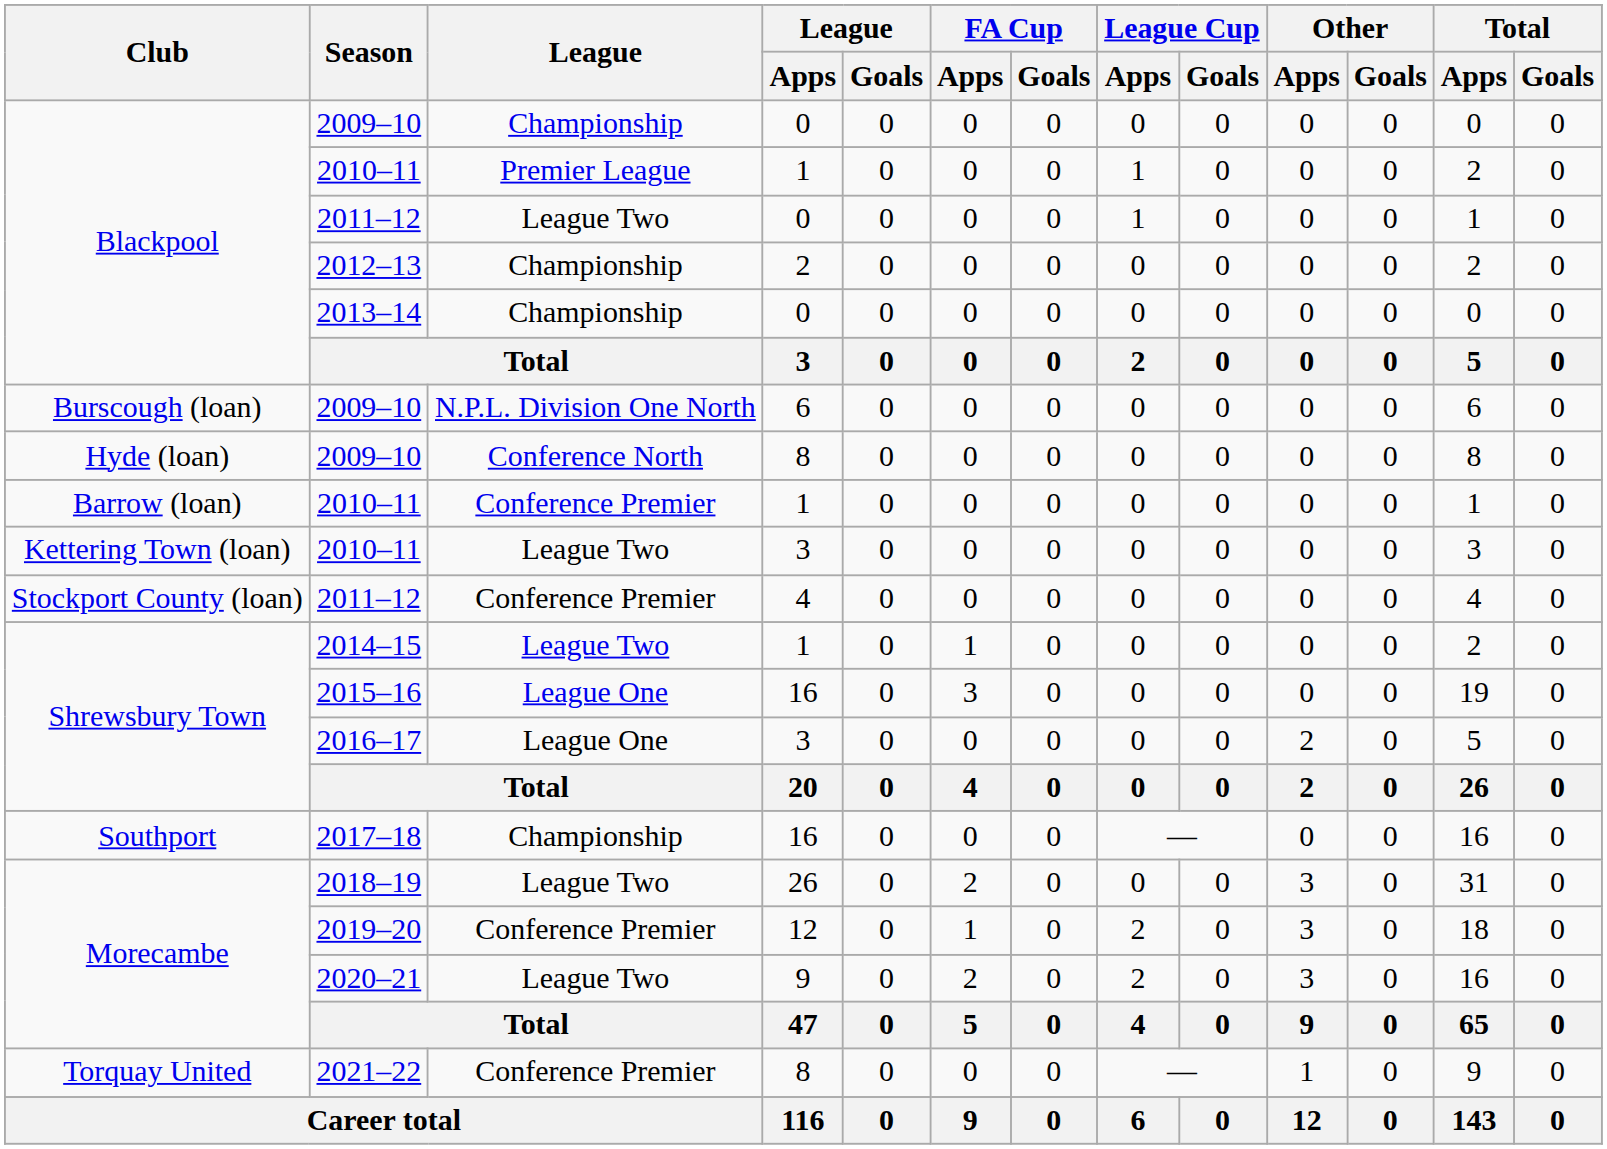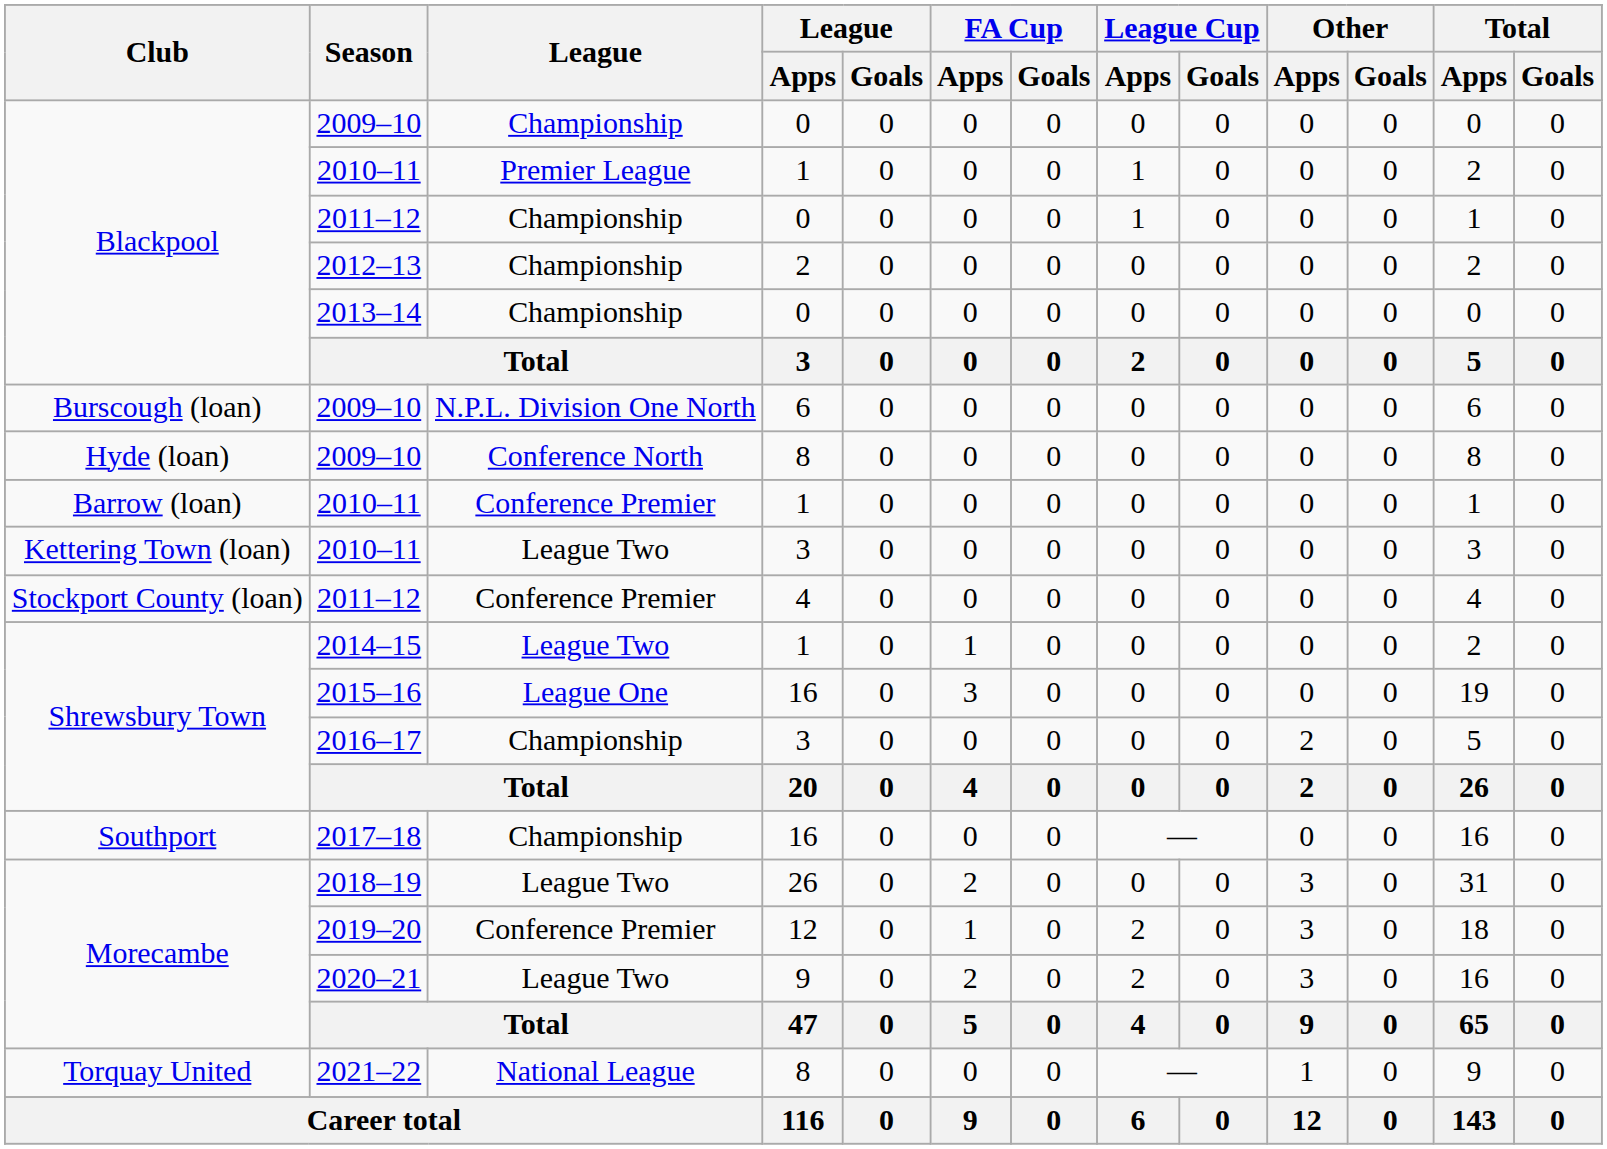(595, 218) League Two -> (595, 218) Championship
(595, 739) League One -> (595, 739) Championship
(595, 1072) Conference Premier -> (595, 1072) National League
